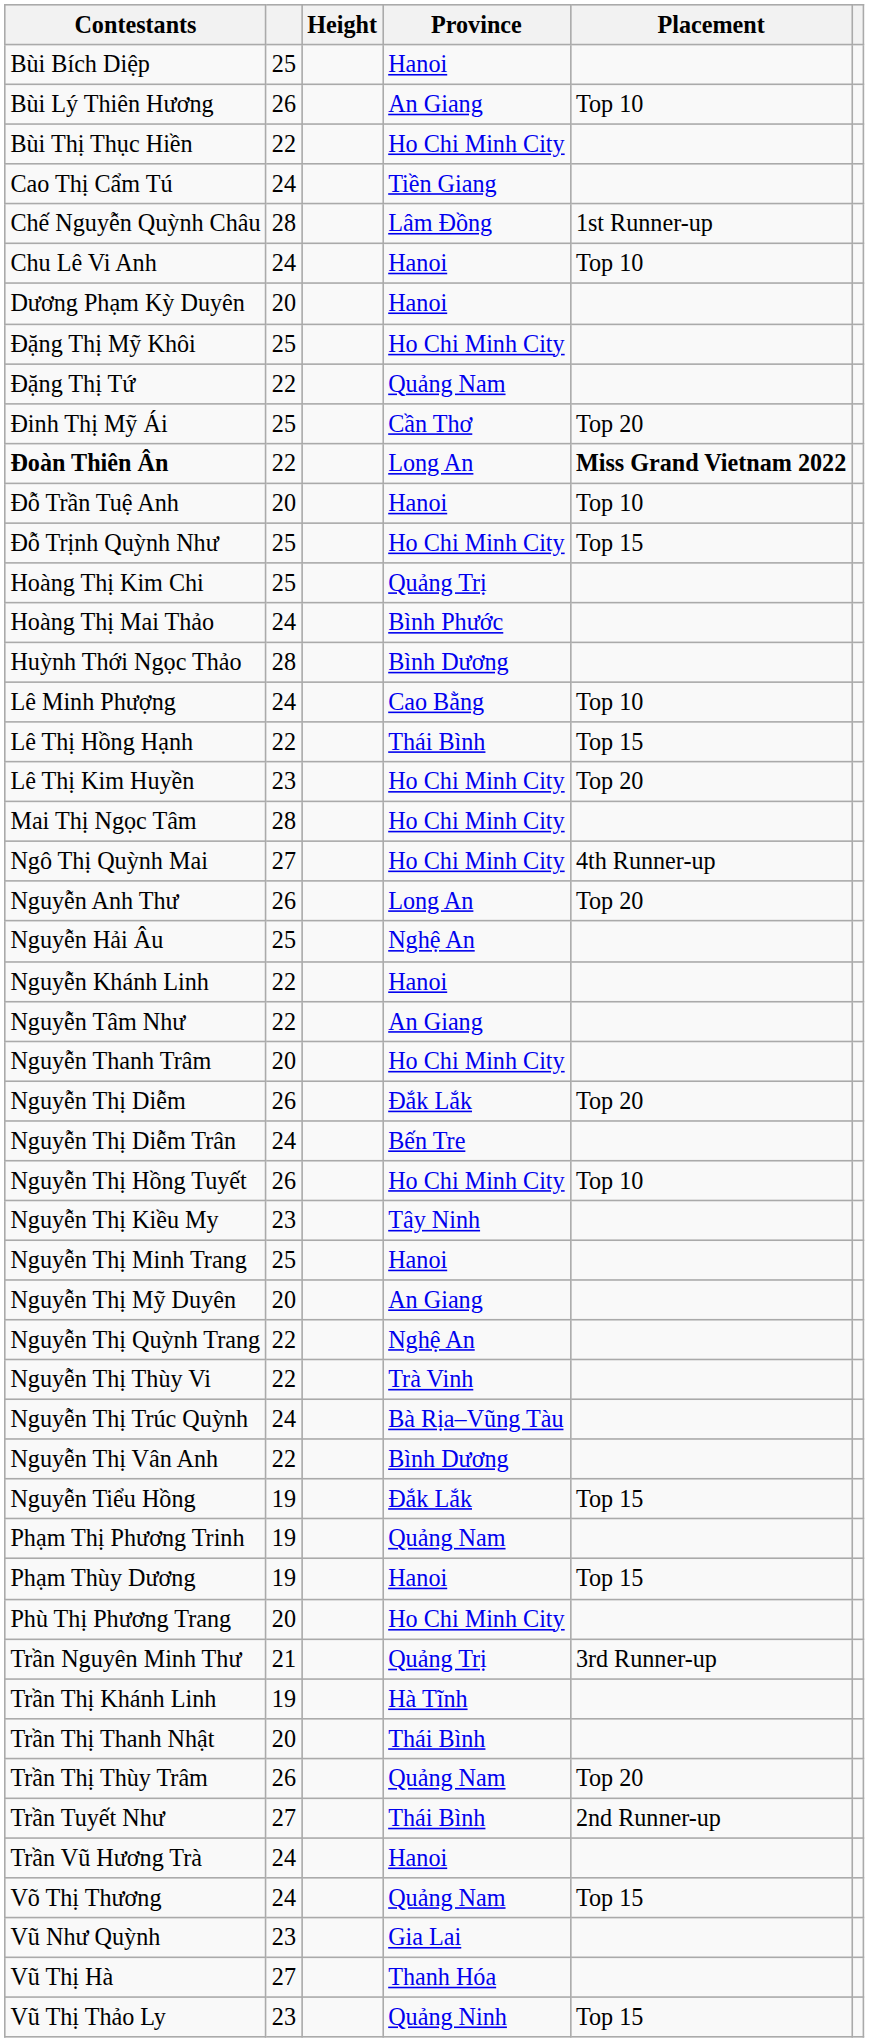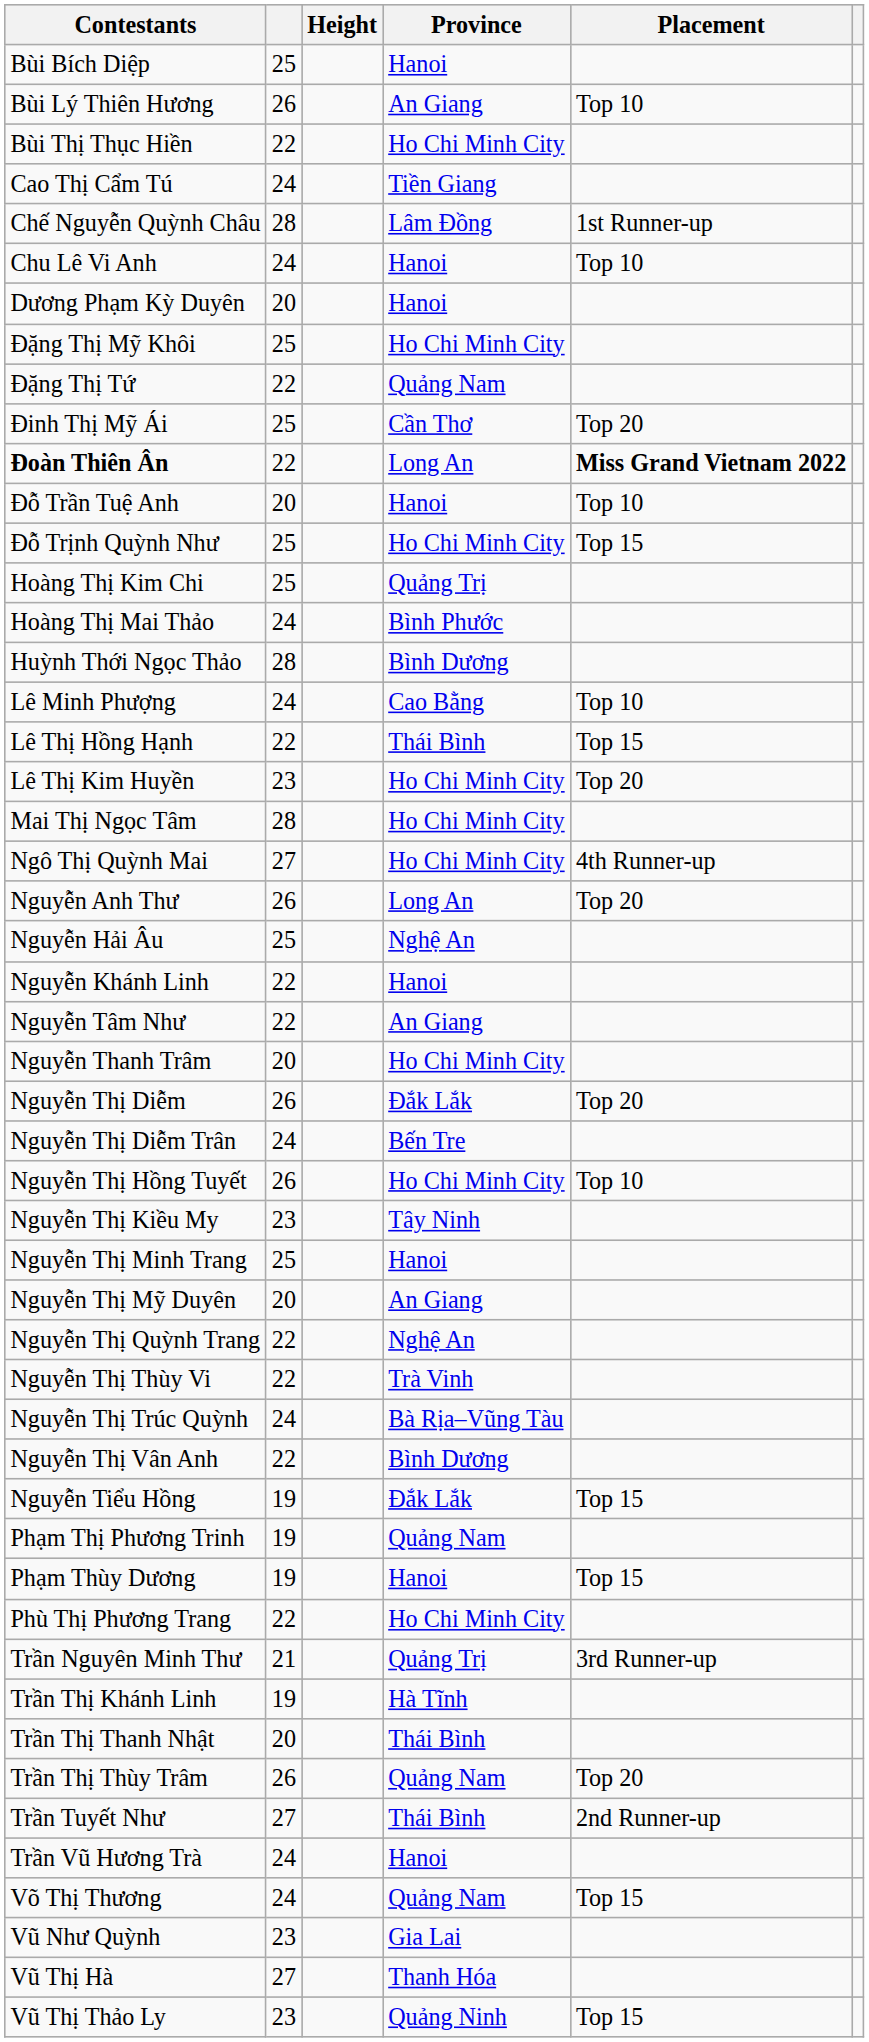(284, 1618) 20 -> (284, 1618) 22
